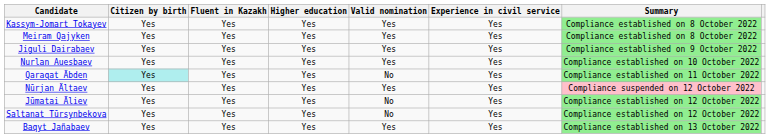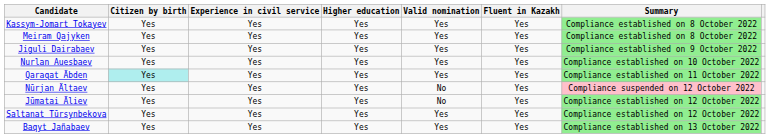columns swapped: (495, 11) <-> (229, 11)
(389, 75) No -> (441, 75) Yes
(389, 88) Yes -> (441, 88) No
(389, 114) No -> (441, 114) Yes
